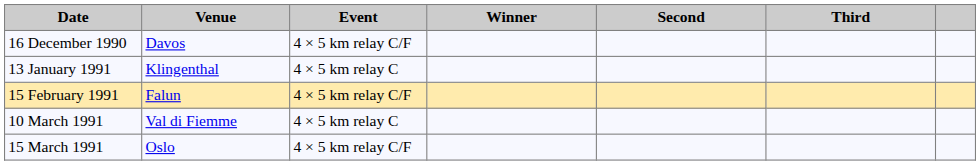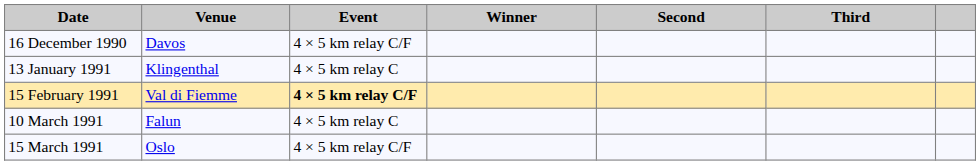(163, 95) Falun -> (191, 95) Val di Fiemme
(352, 95) normal -> (355, 95) bold
(191, 121) Val di Fiemme -> (163, 121) Falun
